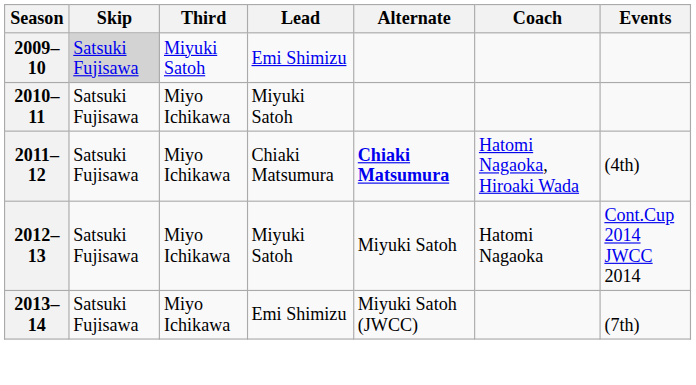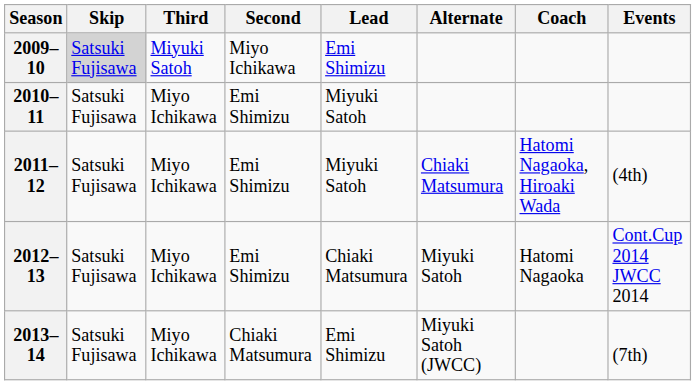+ column: (273, 18)
(293, 165) Chiaki Matsumura -> (352, 176) Miyuki Satoh
(403, 165) bold -> (462, 176) normal
(278, 245) Miyuki Satoh -> (366, 265) Chiaki Matsumura
